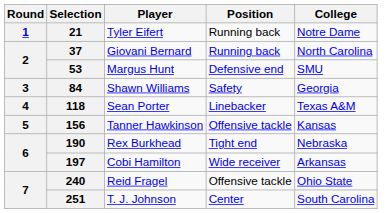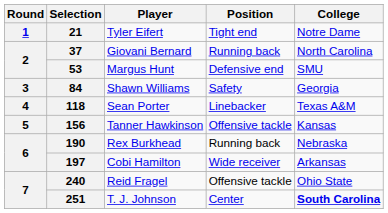(244, 32) Running back -> (233, 32) Tight end
(233, 144) Tight end -> (244, 144) Running back
(336, 199) normal -> (339, 199) bold
